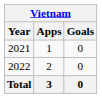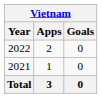rows swapped: (19, 48) <-> (19, 66)
